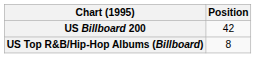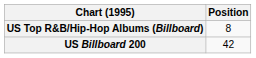rows swapped: (105, 28) <-> (105, 45)
